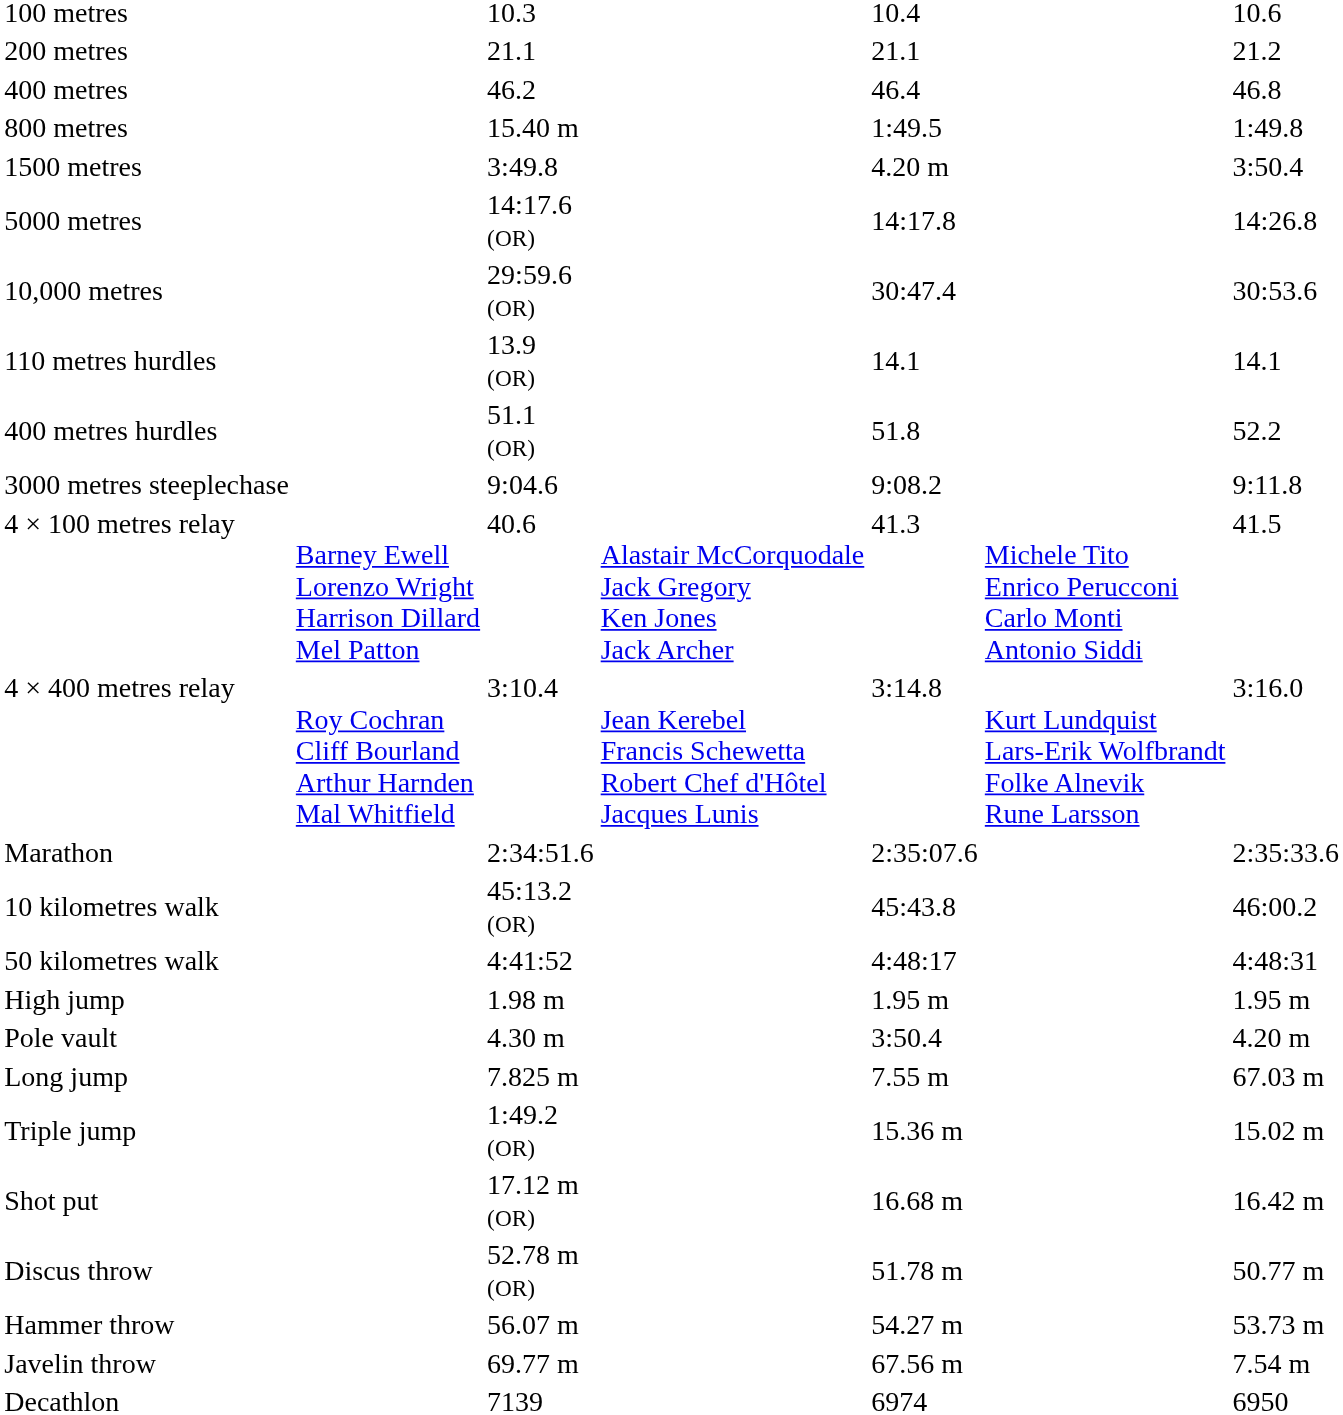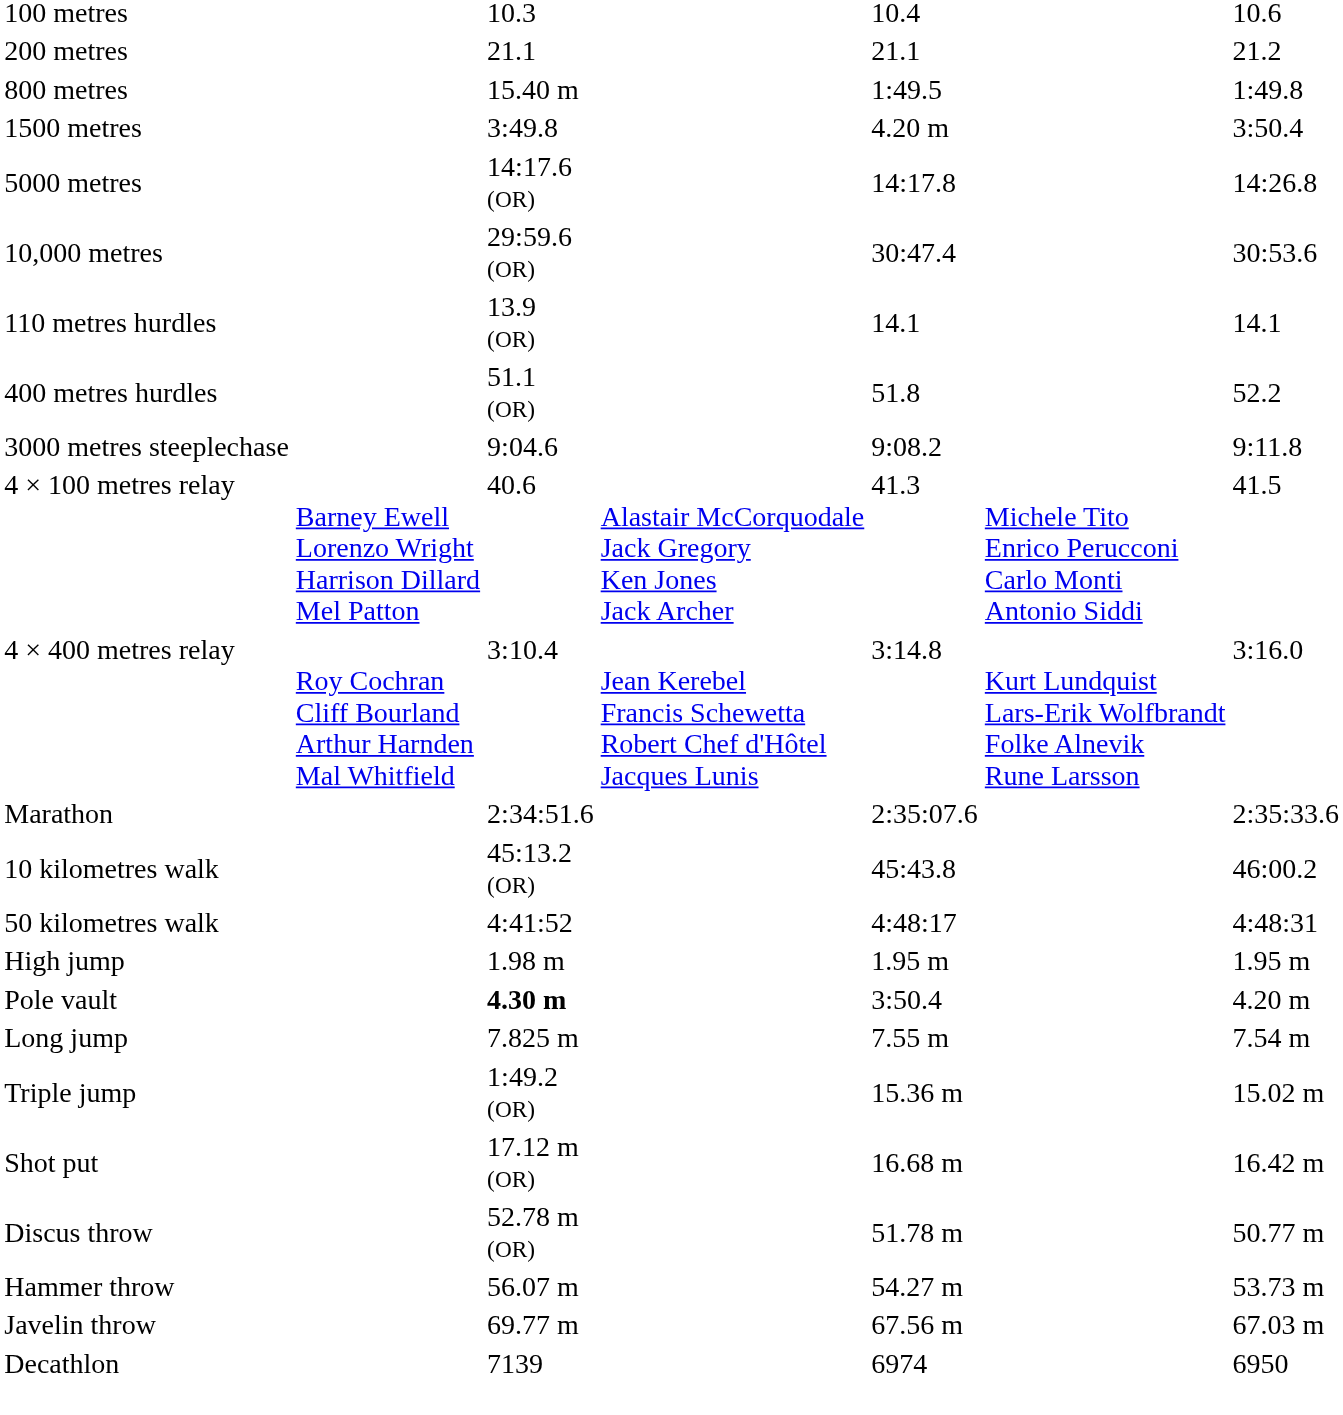- row: (66, 89)
(526, 1038) normal -> (527, 999) bold
(1278, 1076) 67.03 m -> (1271, 1038) 7.54 m
(1271, 1363) 7.54 m -> (1278, 1325) 67.03 m
